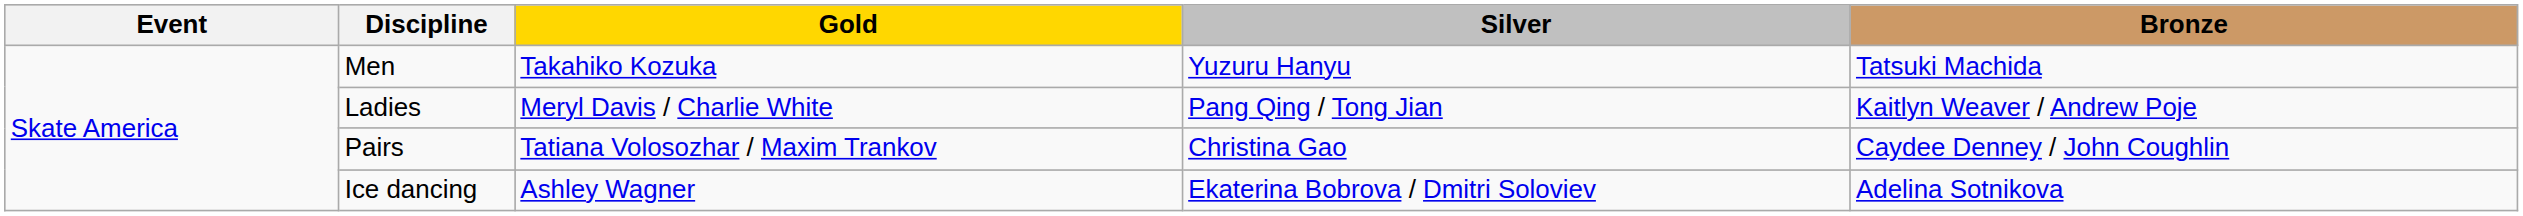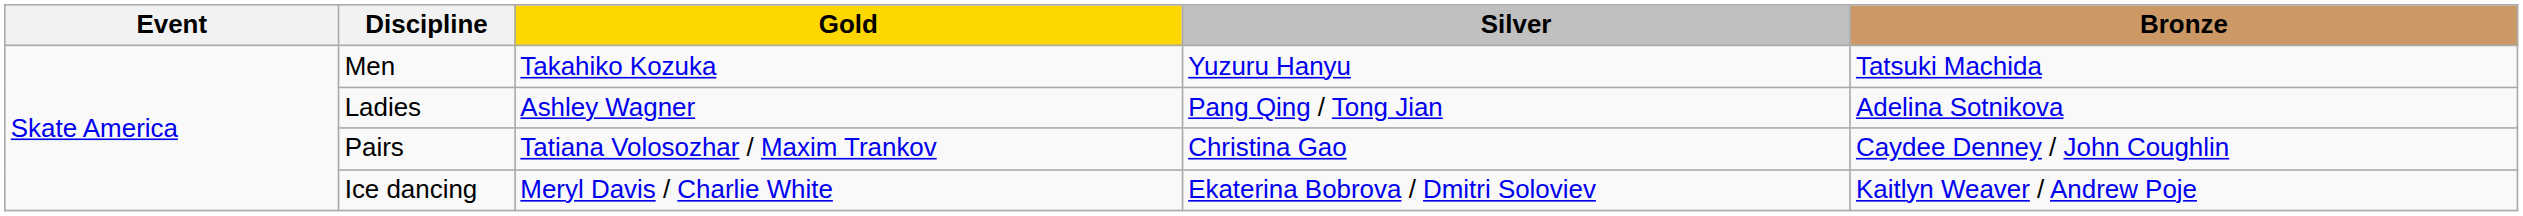(677, 107) Meryl Davis / Charlie White -> (608, 107) Ashley Wagner
(2026, 107) Kaitlyn Weaver / Andrew Poje -> (1960, 107) Adelina Sotnikova
(608, 189) Ashley Wagner -> (677, 189) Meryl Davis / Charlie White
(1960, 189) Adelina Sotnikova -> (2026, 189) Kaitlyn Weaver / Andrew Poje
